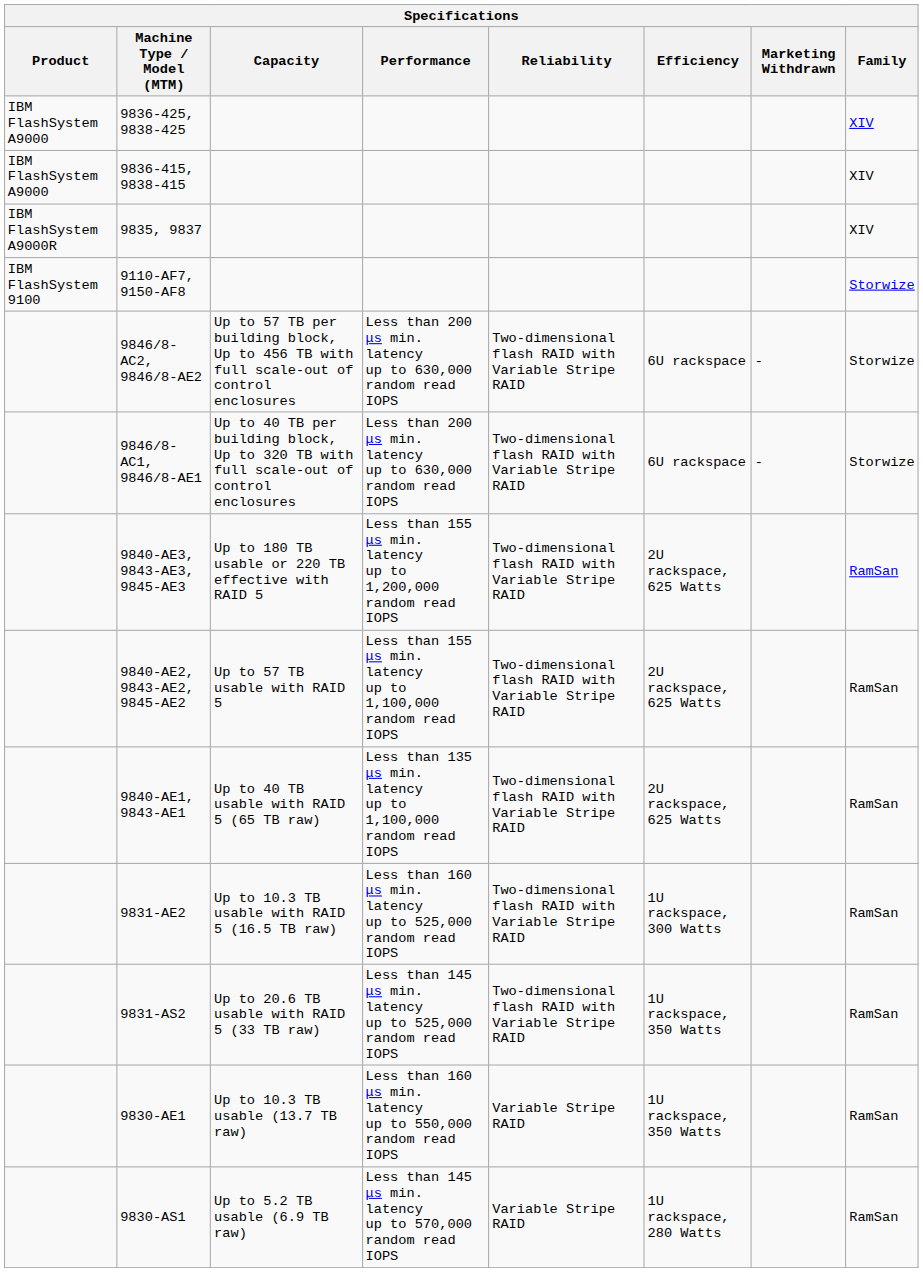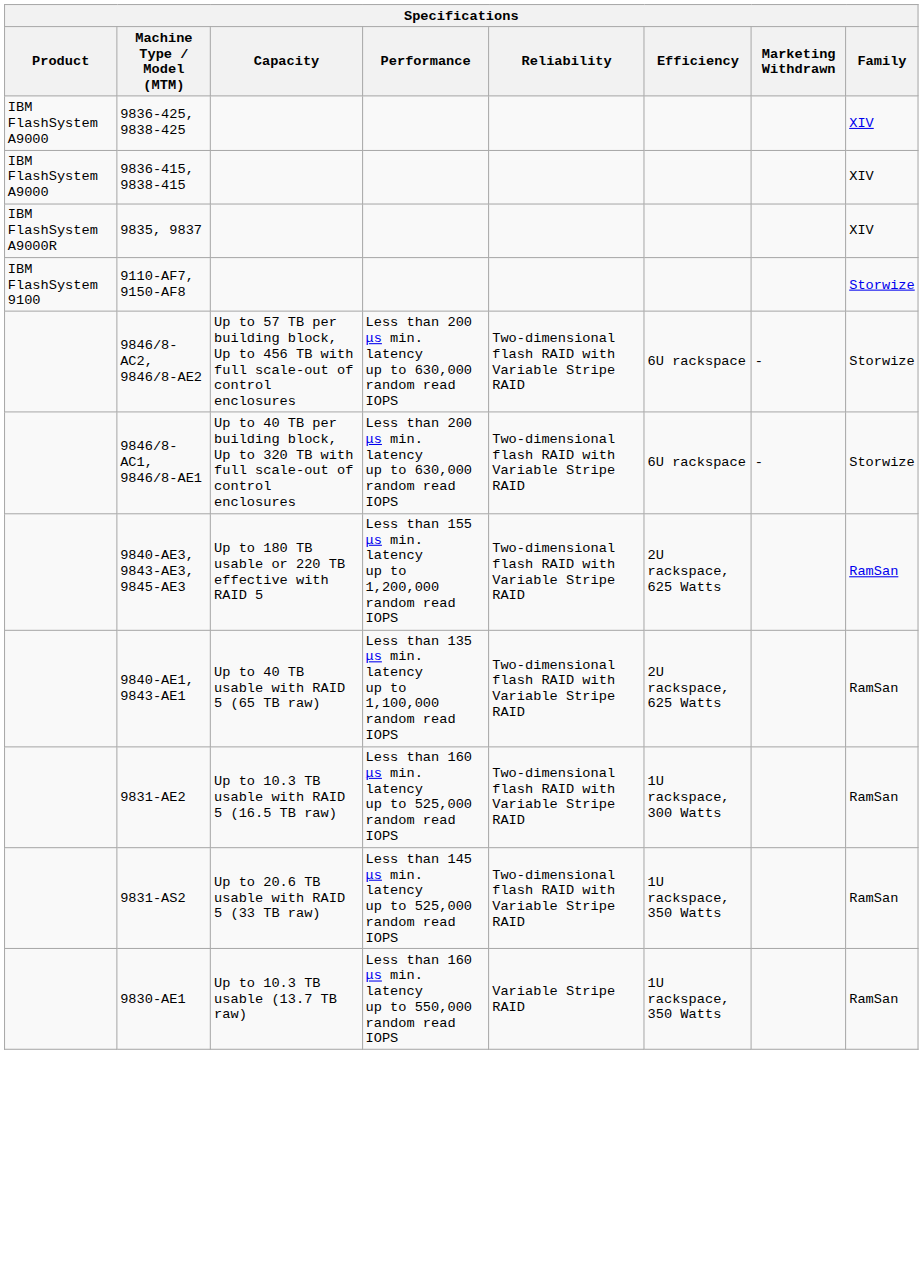- row: (157, 688)
- row: (153, 1217)
